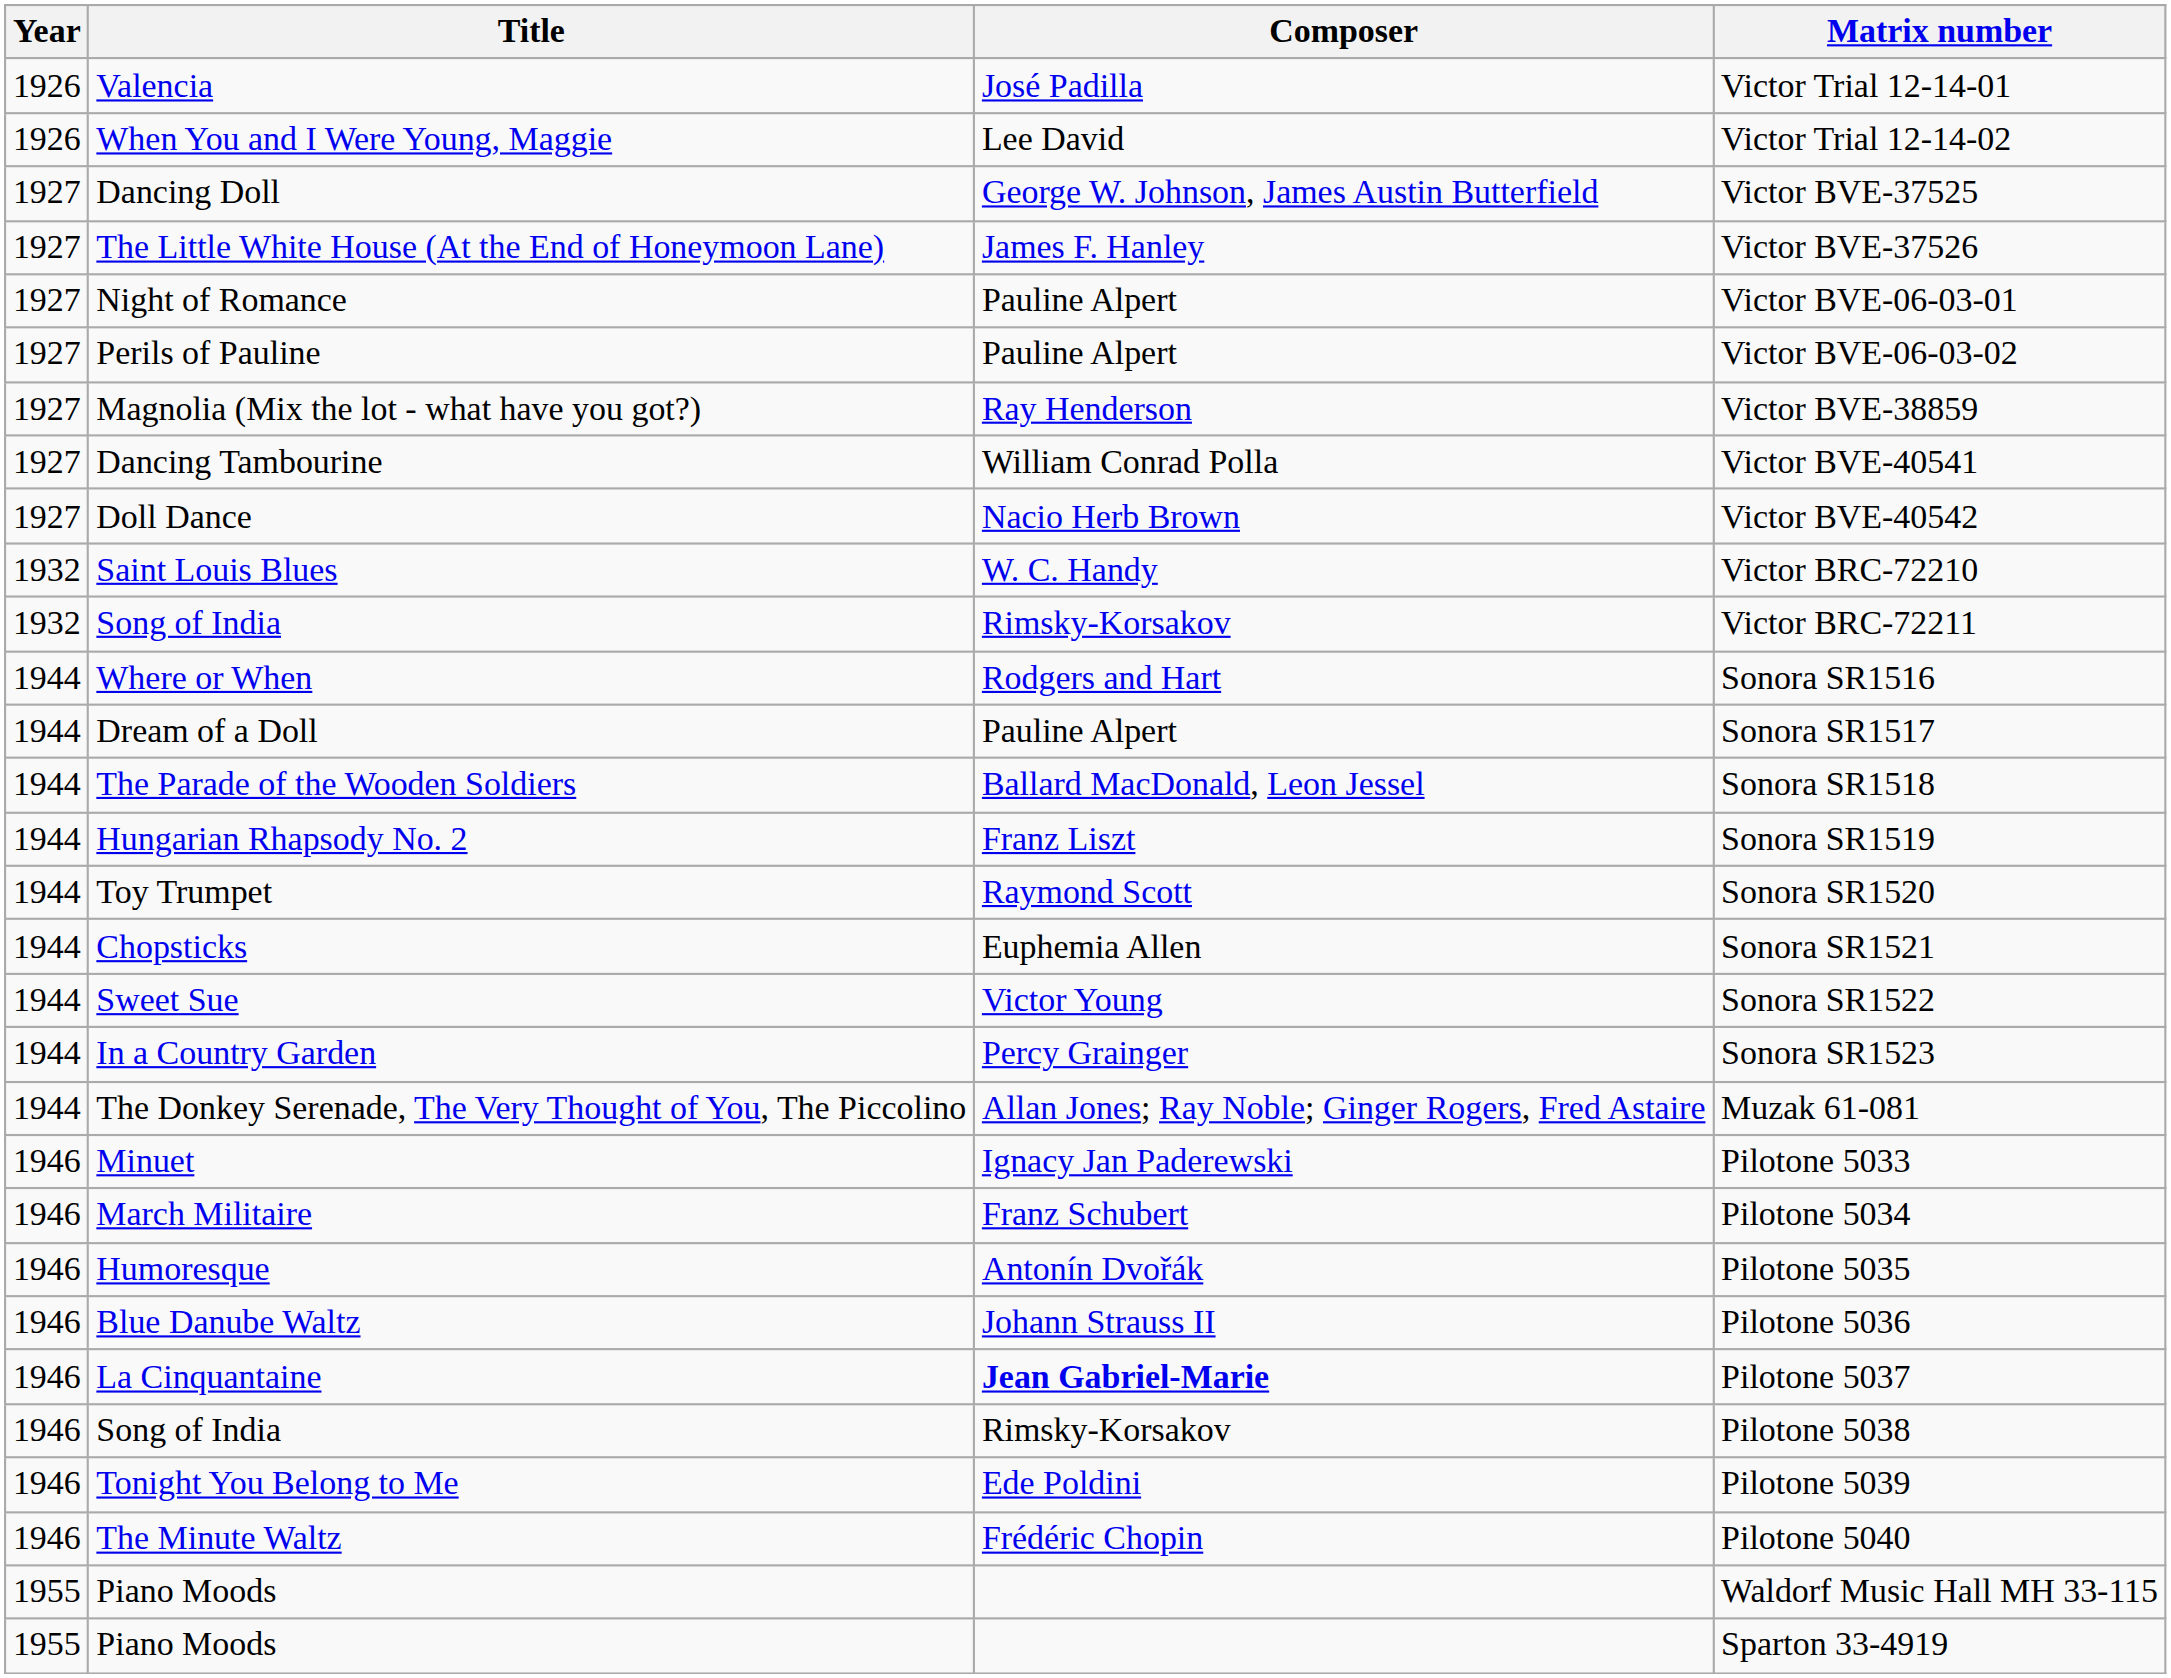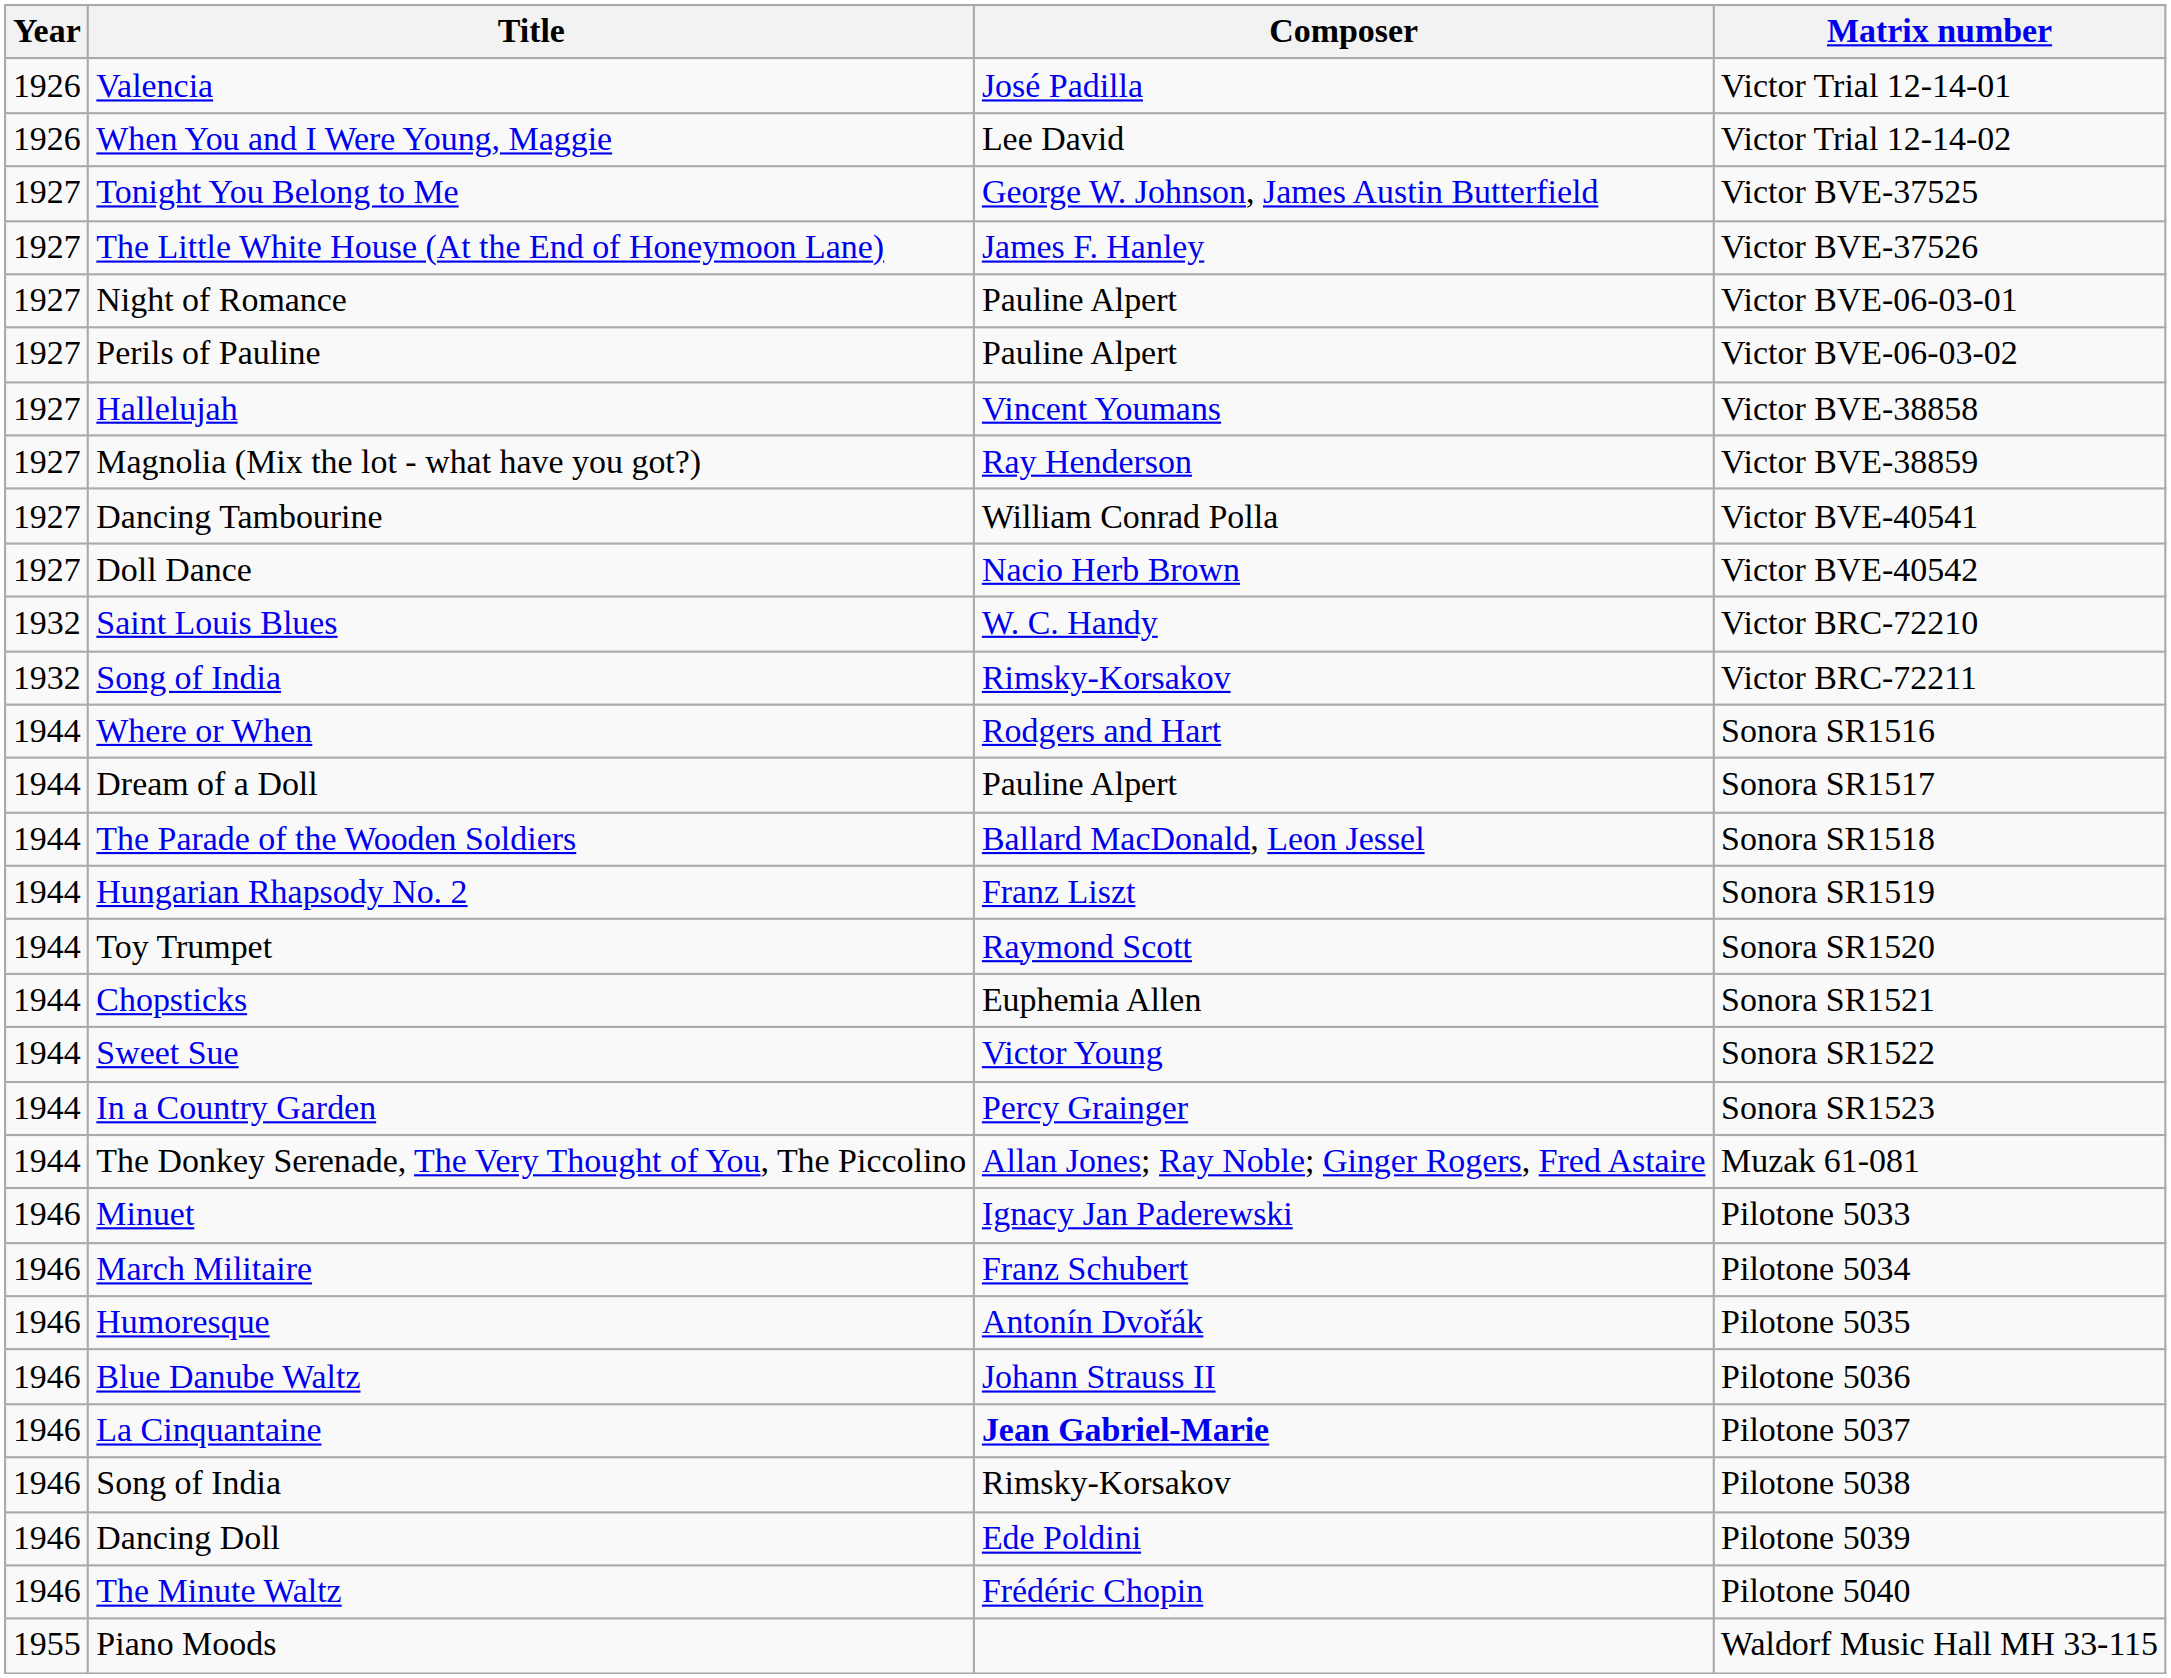(188, 192) Dancing Doll -> (278, 192) Tonight You Belong to Me
+ row: (1850, 407)
(278, 1483) Tonight You Belong to Me -> (188, 1537) Dancing Doll
- row: (1835, 1645)
